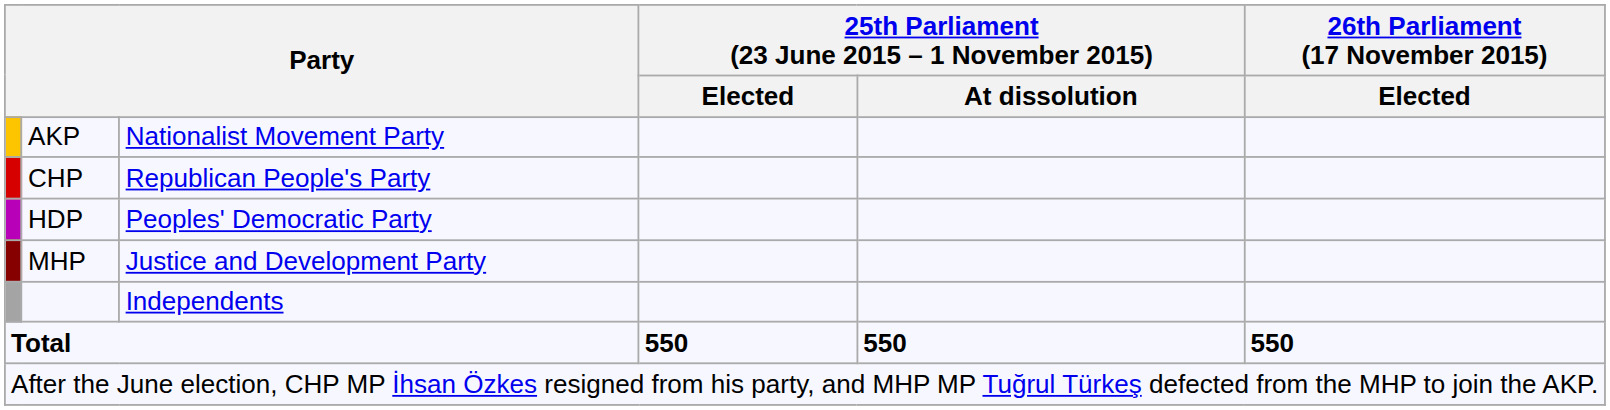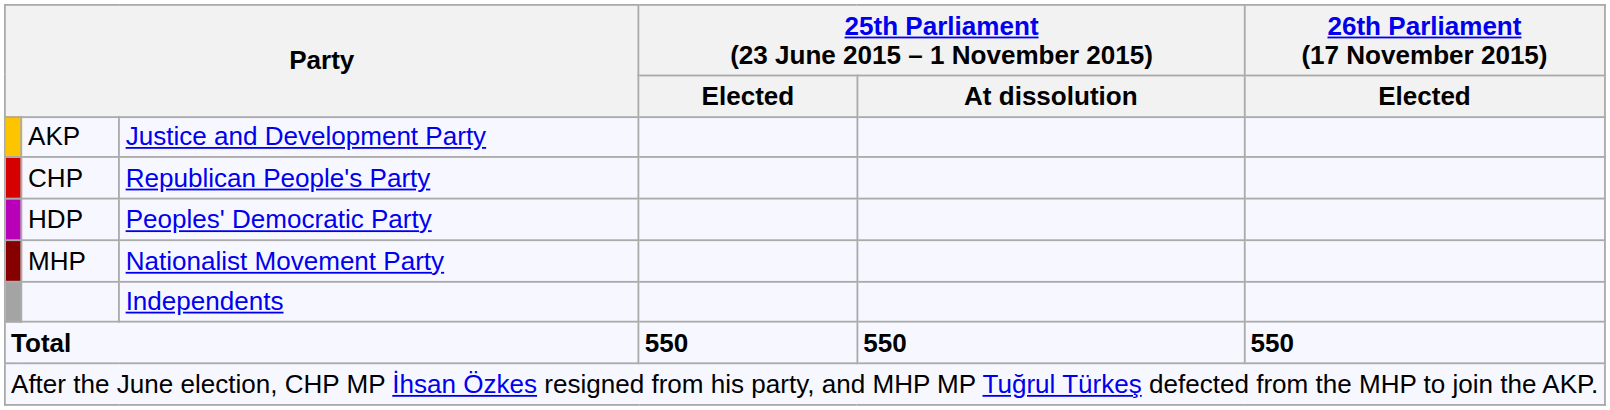(285, 137) Nationalist Movement Party -> (306, 137) Justice and Development Party
(306, 261) Justice and Development Party -> (285, 261) Nationalist Movement Party
